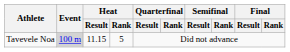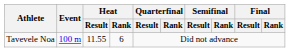(70, 40) lightgrey background -> (70, 40) no background
(96, 40) 11.15 -> (96, 40) 11.55
(121, 40) 5 -> (121, 40) 6
